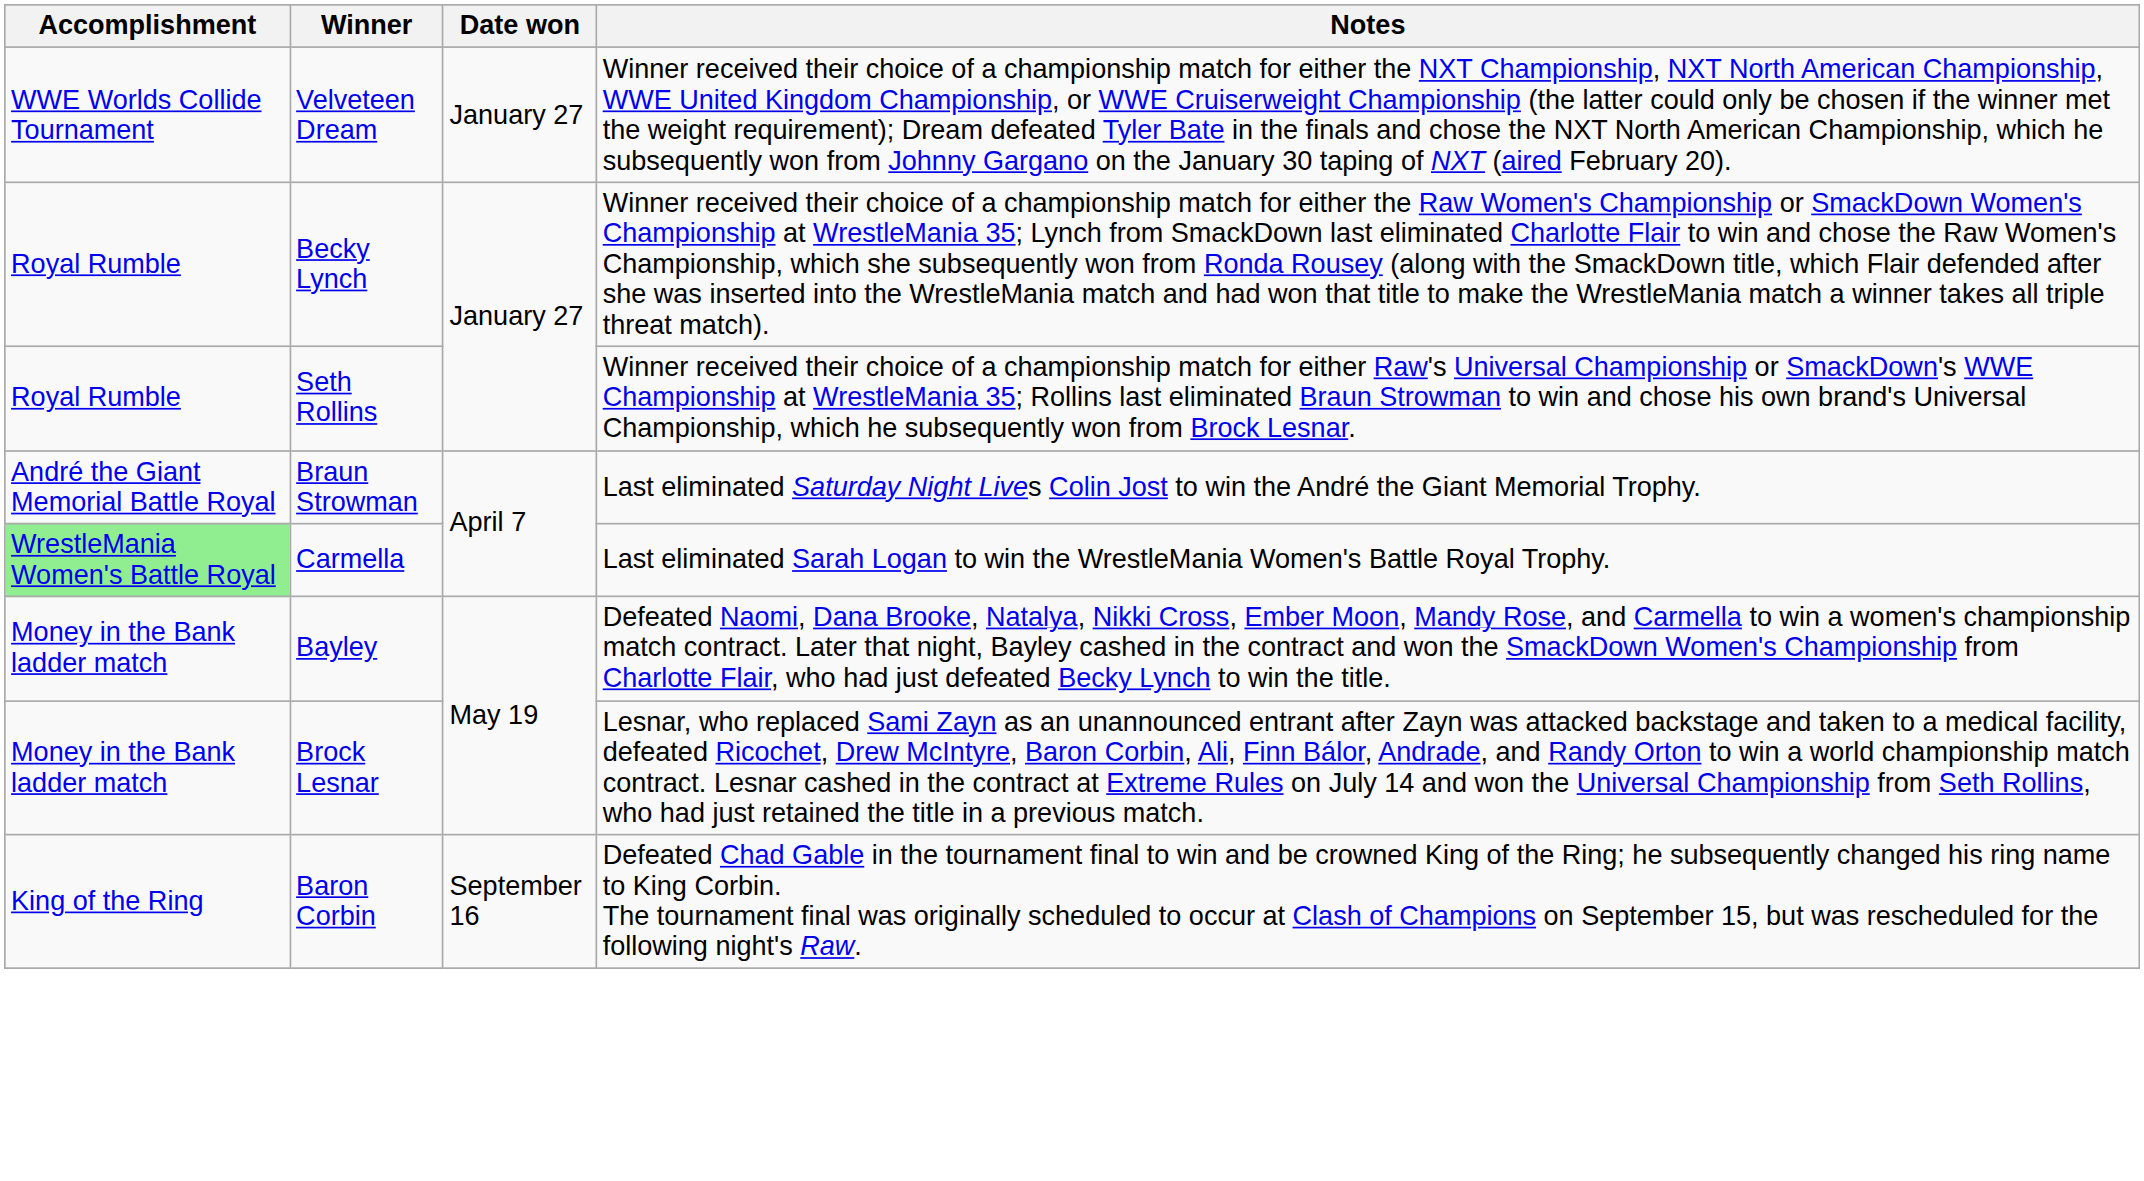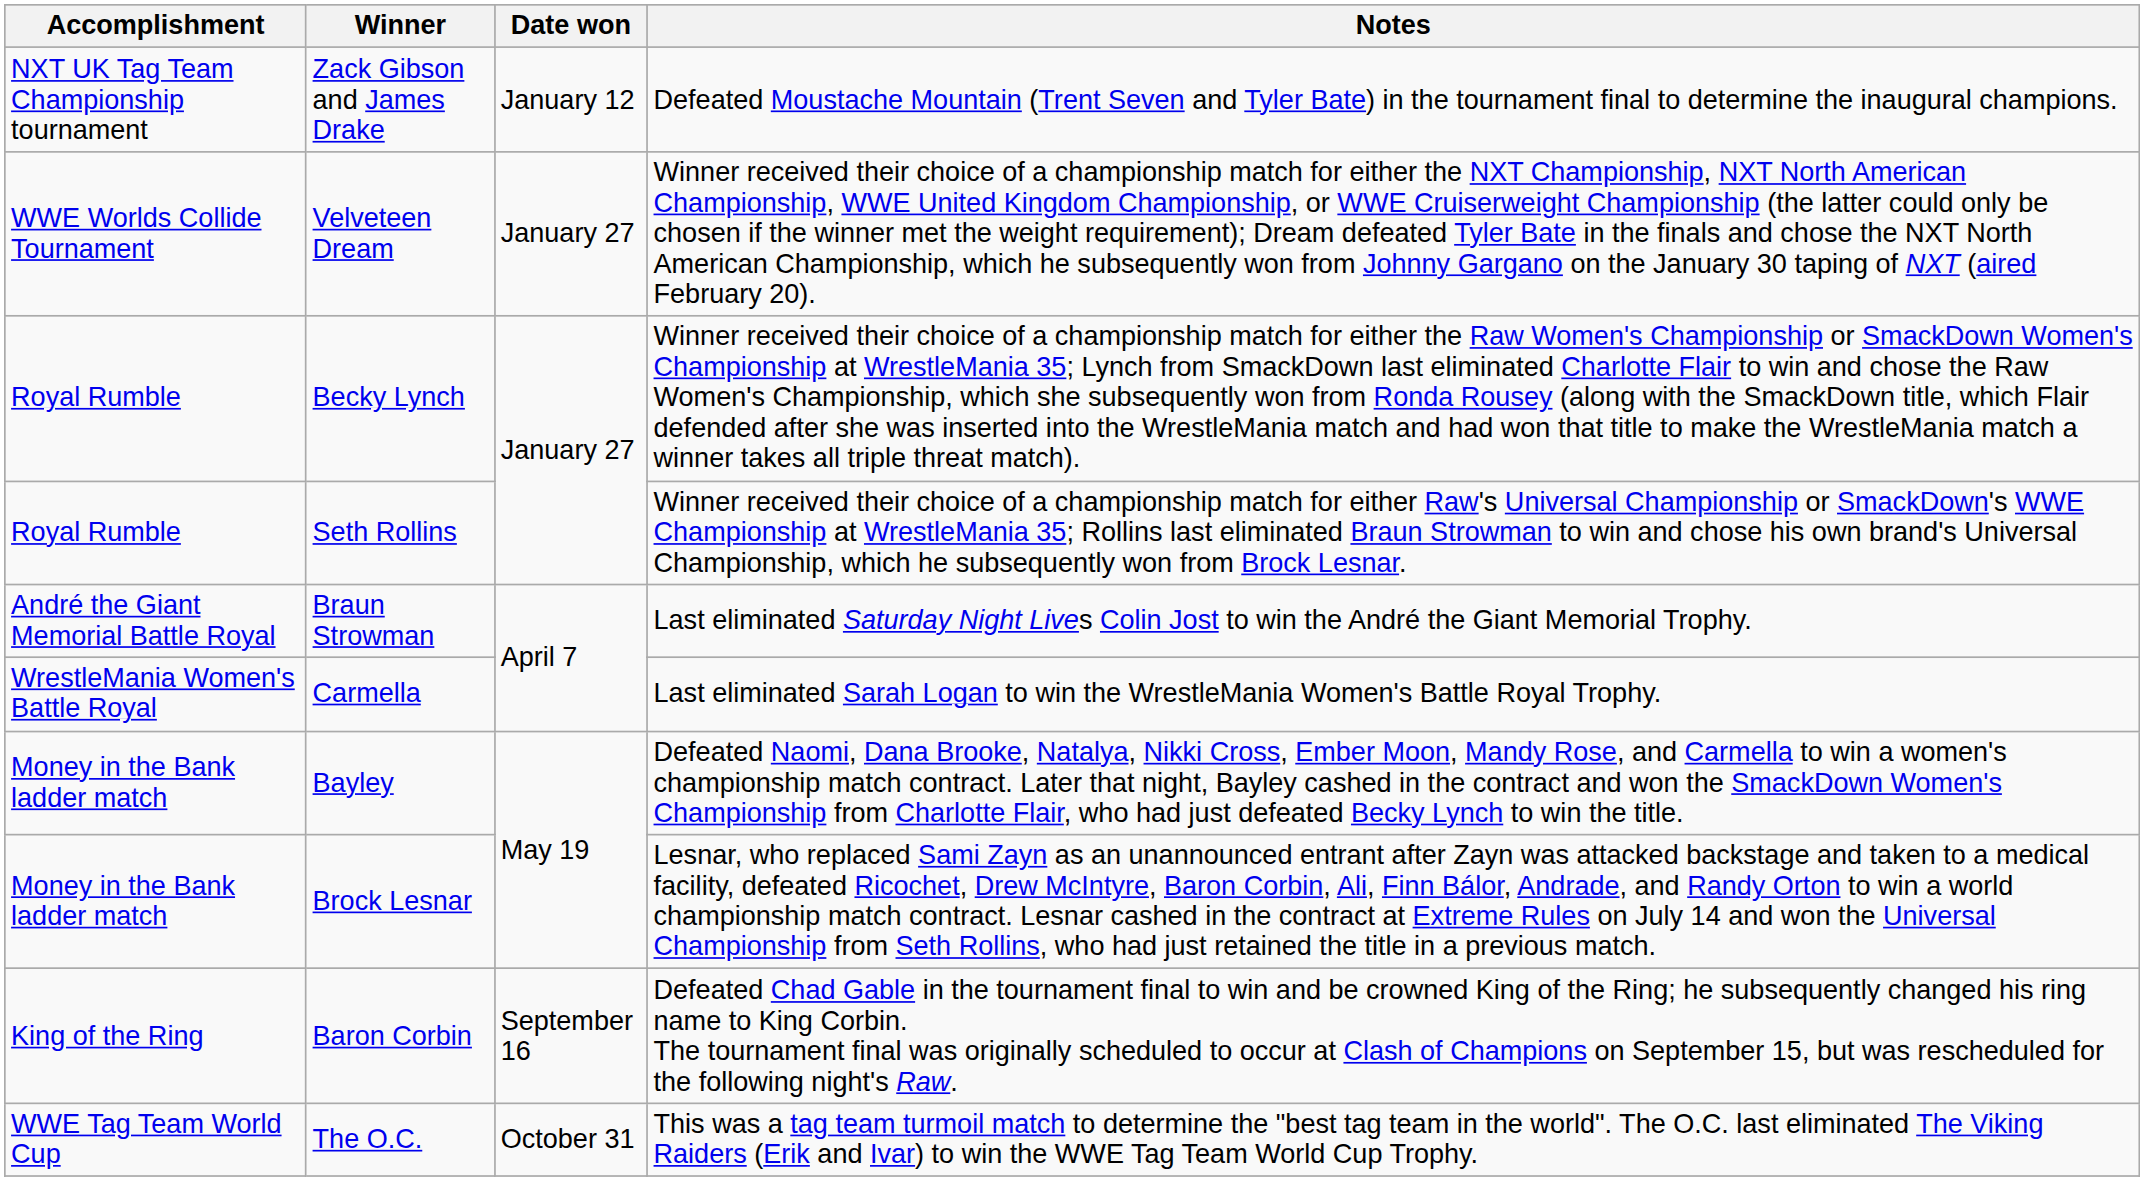+ row: (388, 99)
(143, 559) lightgreen background -> (153, 693) no background
+ row: (367, 1139)
